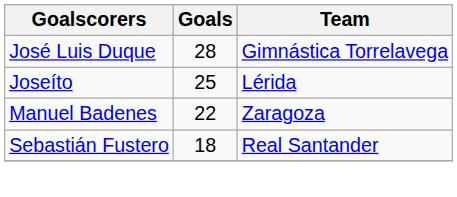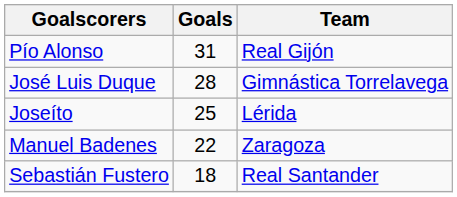+ row: (56, 51)
